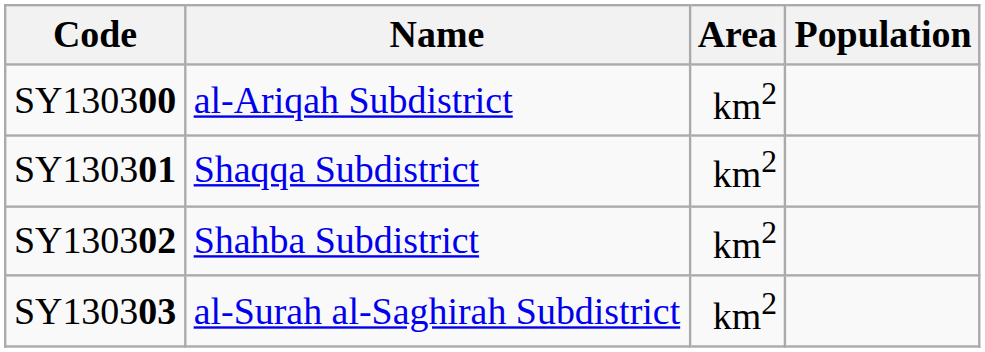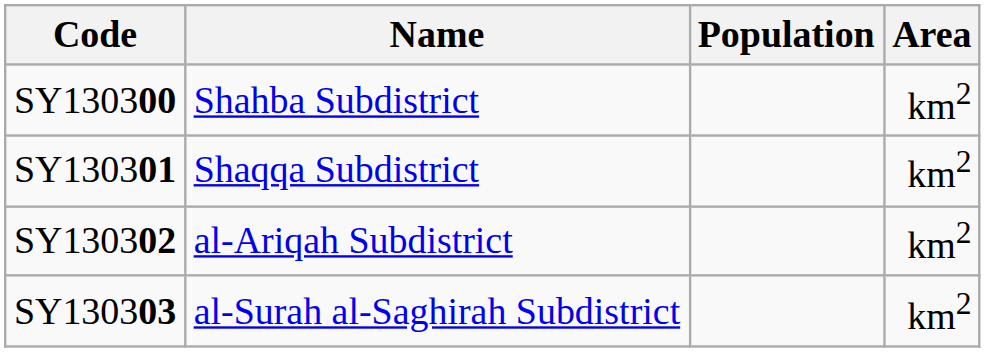columns swapped: (737, 34) <-> (883, 34)
(353, 99) al-Ariqah Subdistrict -> (336, 99) Shahba Subdistrict
(336, 240) Shahba Subdistrict -> (353, 240) al-Ariqah Subdistrict
